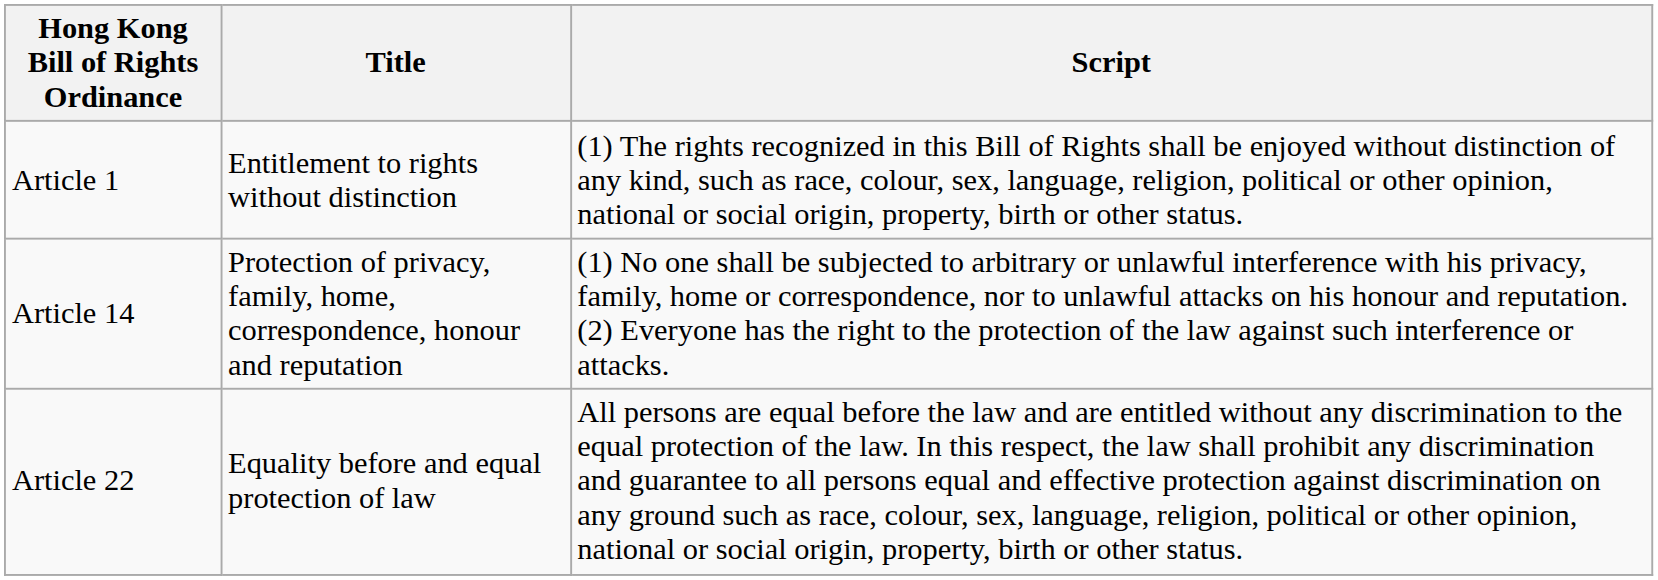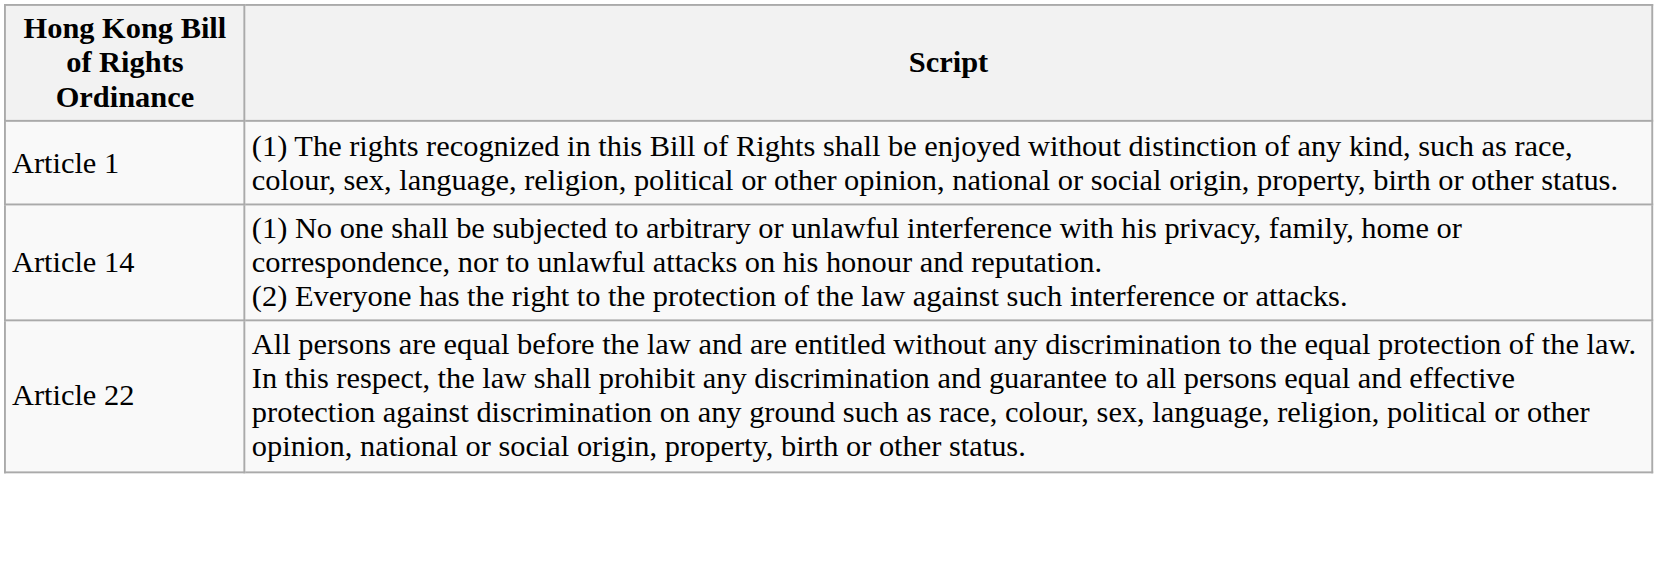- column: (396, 62)
